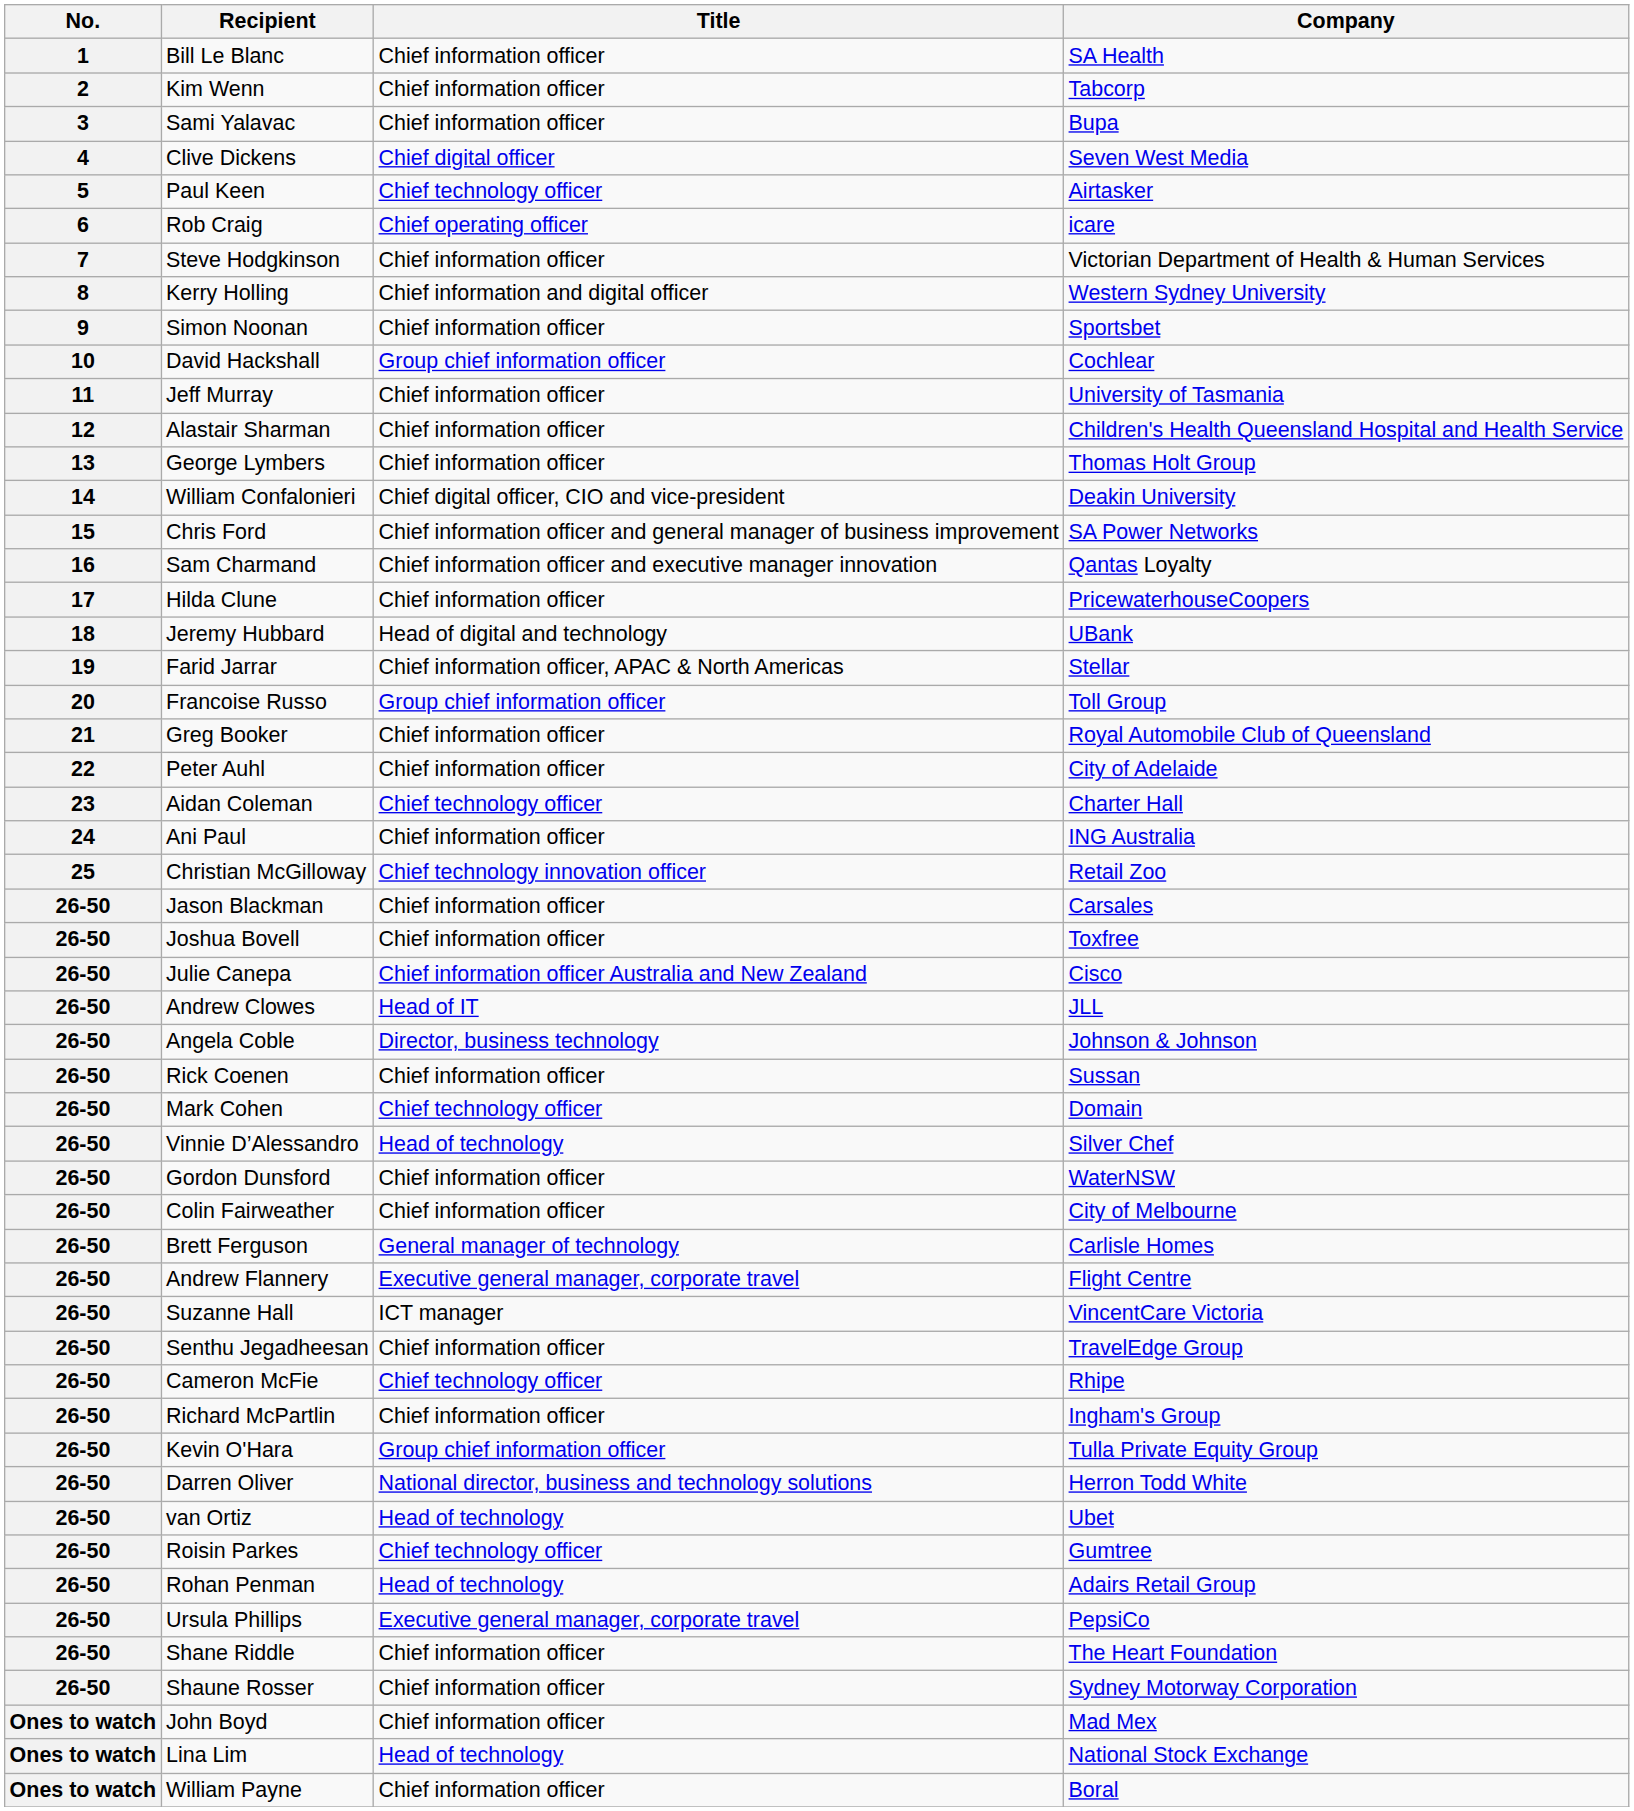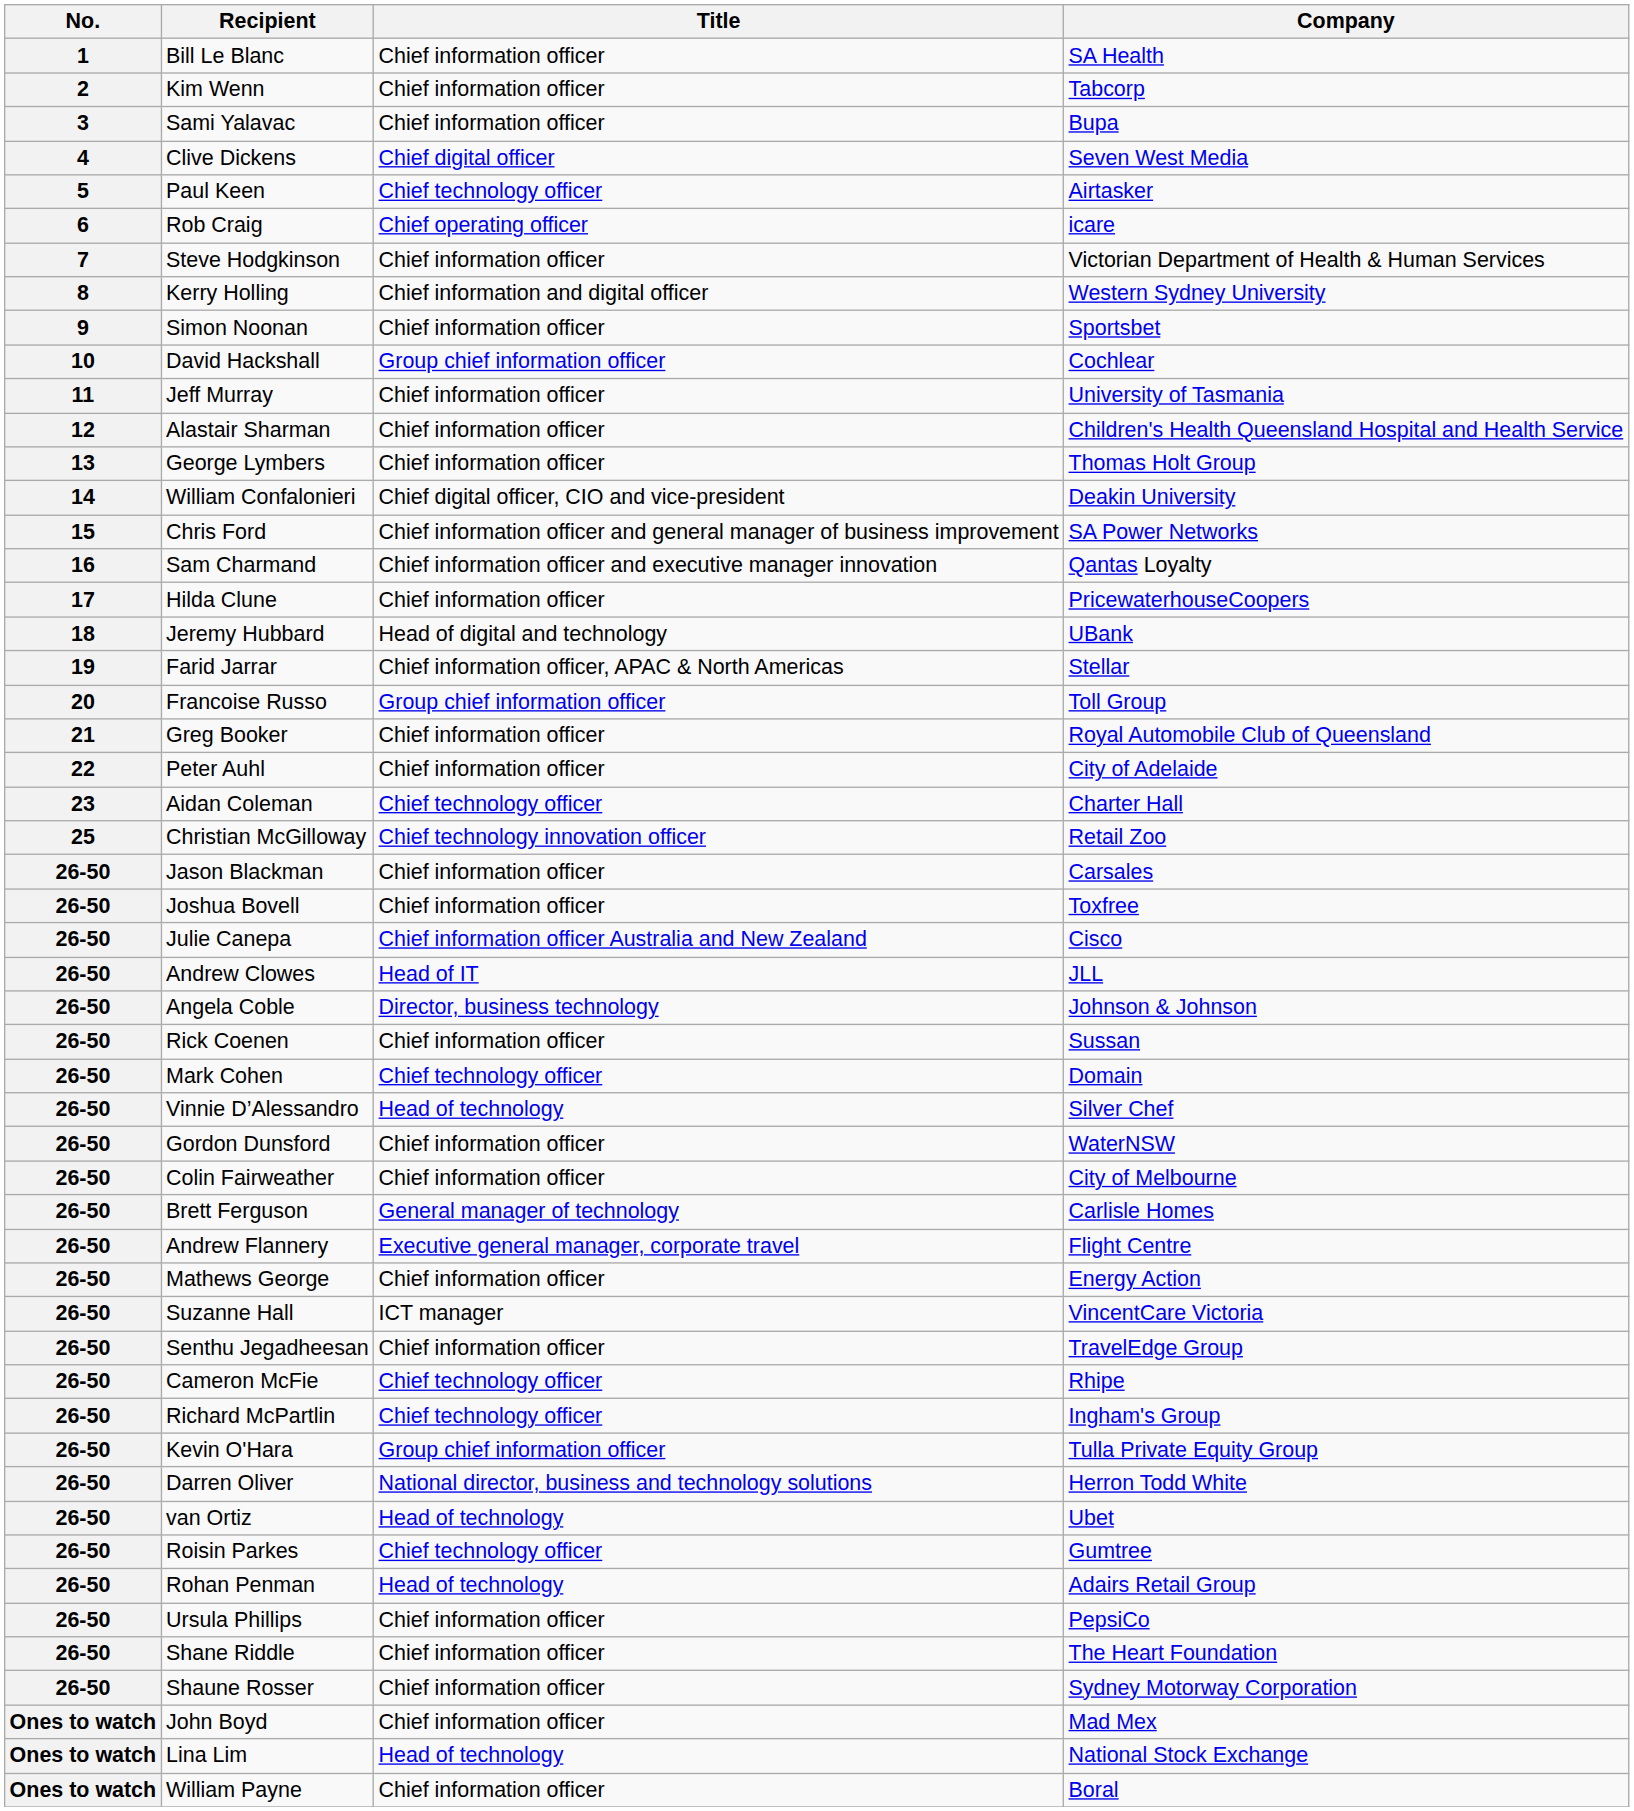- row: (206, 837)
+ row: (248, 1279)
(492, 1415) Chief information officer -> (490, 1415) Chief technology officer
(589, 1619) Executive general manager, corporate travel -> (492, 1619) Chief information officer
